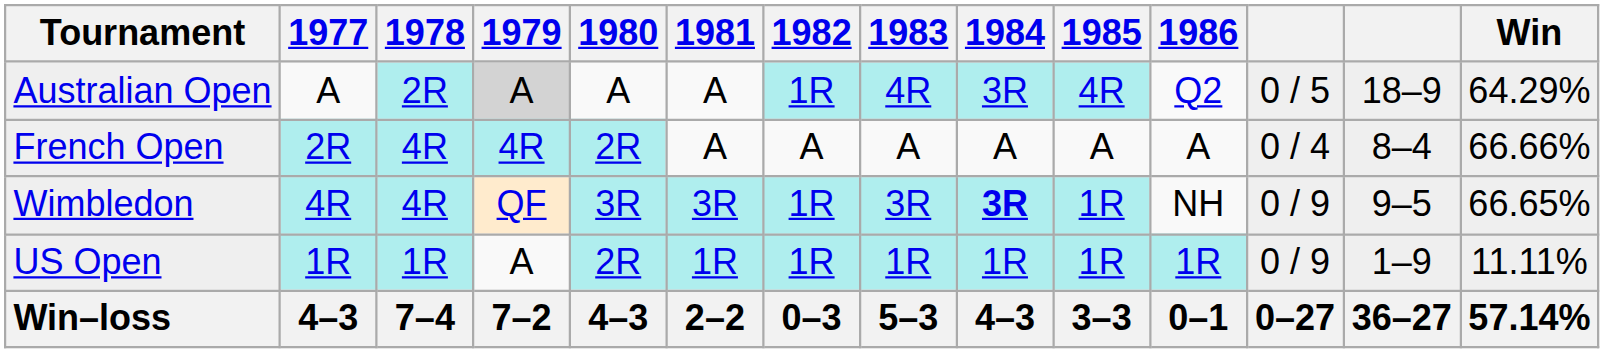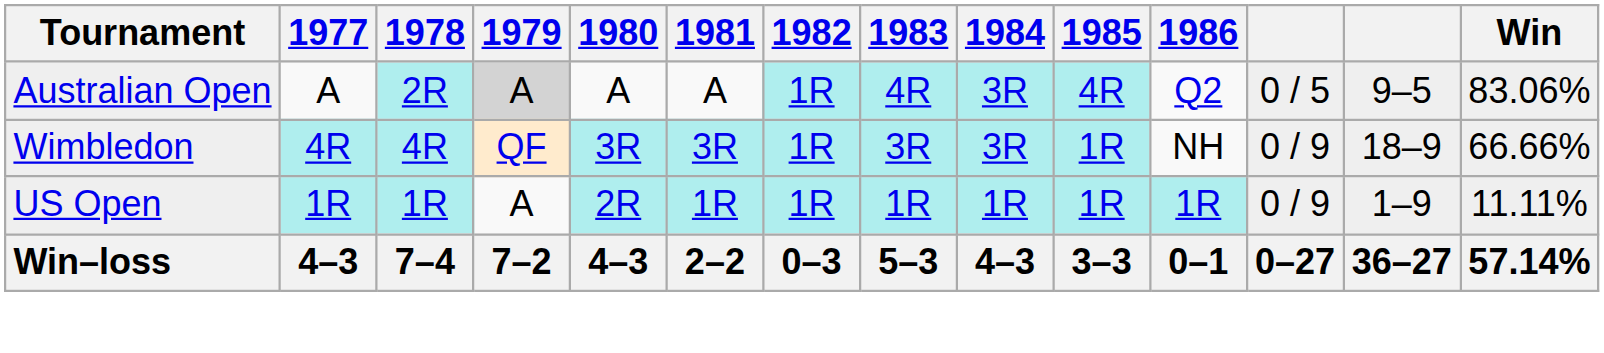(1402, 90) 18–9 -> (1402, 90) 9–5
(1529, 90) 64.29% -> (1529, 90) 83.06%
- row: (118, 147)
(1005, 204) bold -> (1005, 147) normal
(1402, 204) 9–5 -> (1402, 147) 18–9
(1529, 204) 66.65% -> (1529, 147) 66.66%
